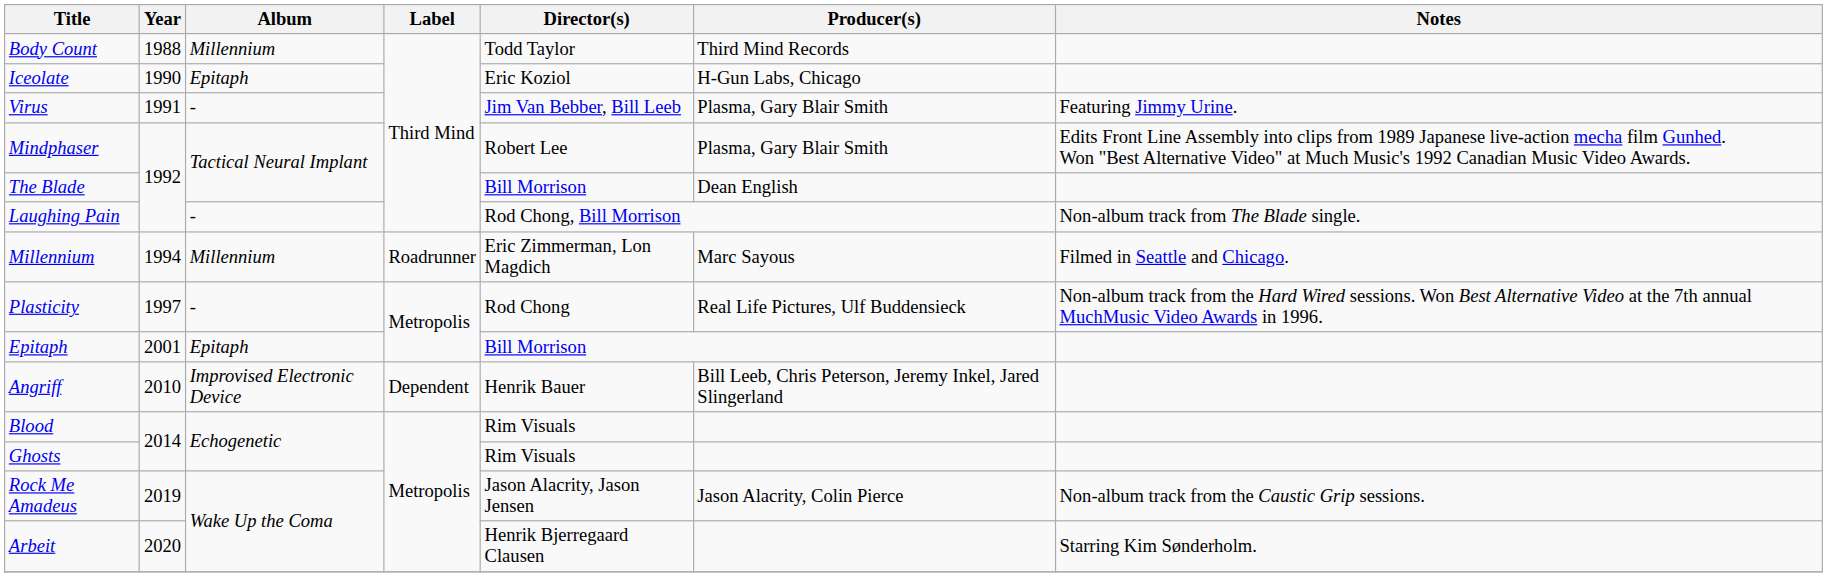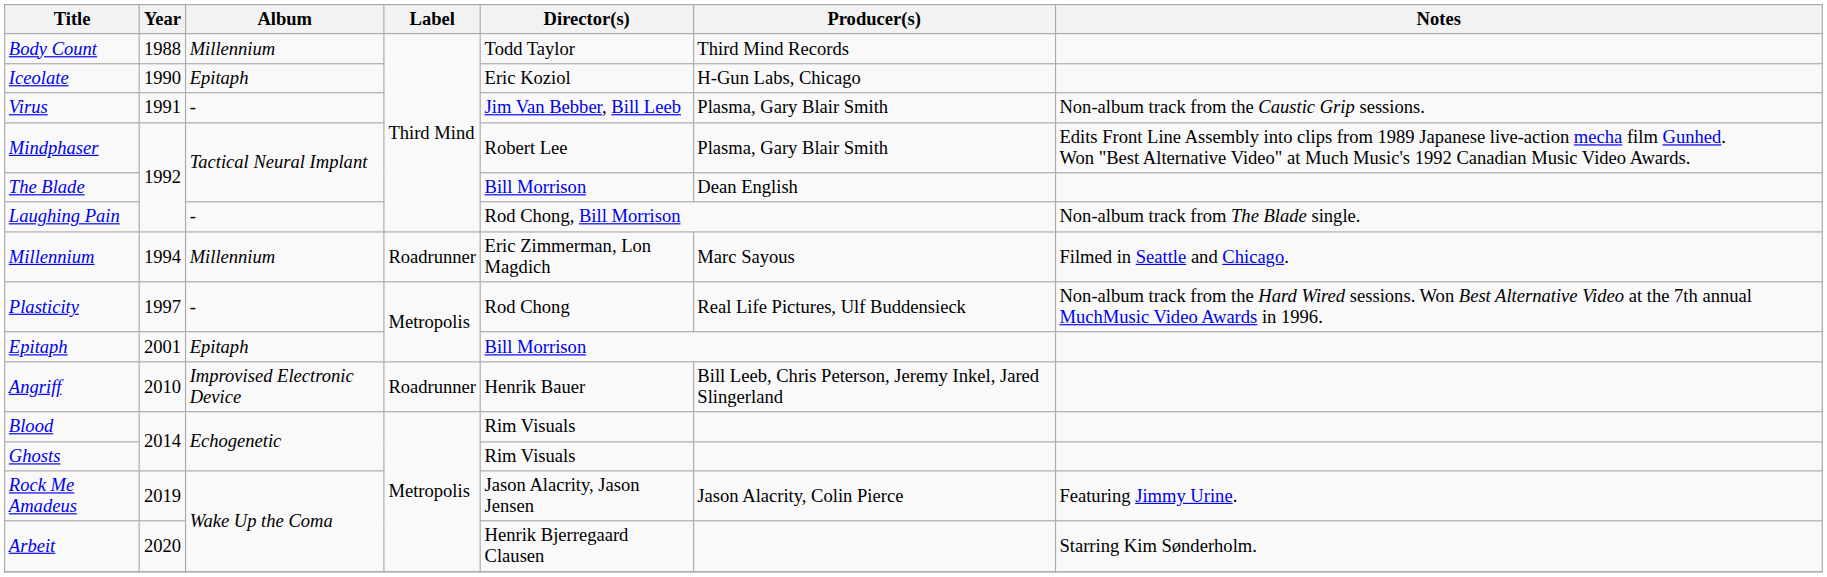(1148, 107) Featuring Jimmy Urine. -> (1242, 107) Non-album track from the Caustic Grip sessions.
(429, 386) Dependent -> (432, 386) Roadrunner
(1242, 495) Non-album track from the Caustic Grip sessions. -> (1148, 495) Featuring Jimmy Urine.
